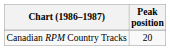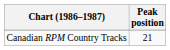(147, 38) 20 -> (147, 38) 21
